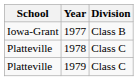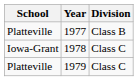(33, 31) Iowa-Grant -> (30, 31) Platteville
(30, 48) Platteville -> (33, 48) Iowa-Grant
